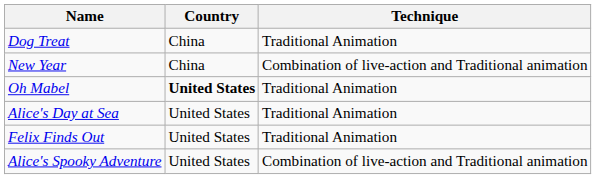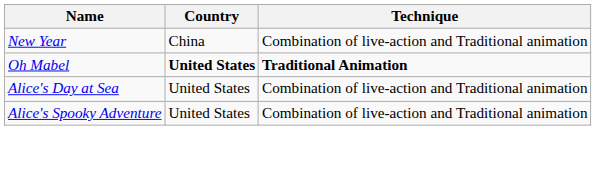- row: (39, 40)
(330, 88) normal -> (335, 64) bold
(330, 112) Traditional Animation -> (425, 88) Combination of live-action and Traditional animation
- row: (56, 137)
